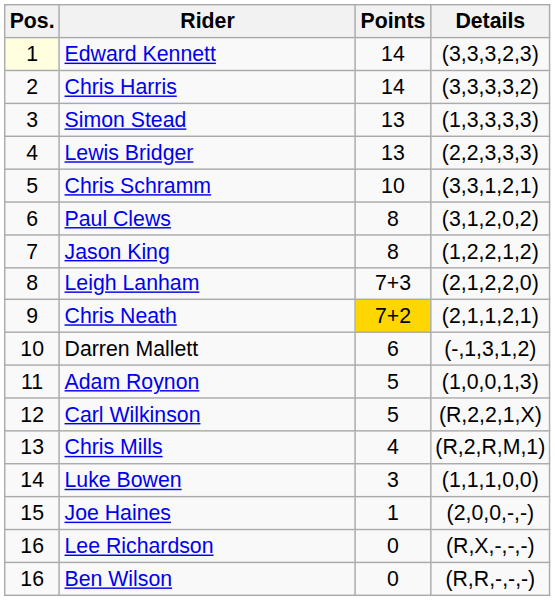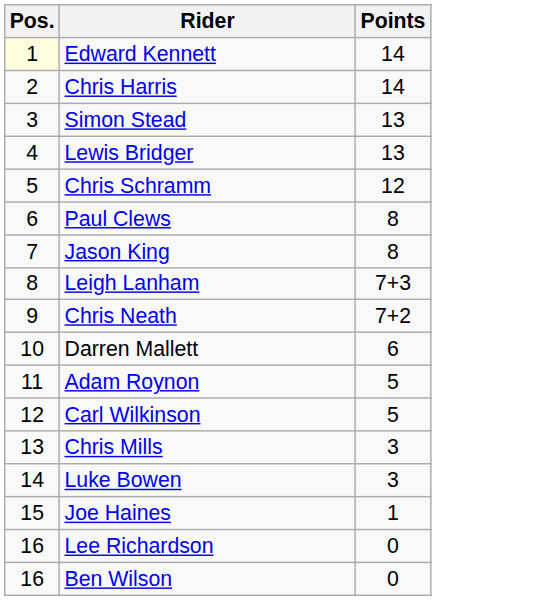- column: (490, 21)
(393, 185) 10 -> (393, 185) 12
(393, 316) gold background -> (393, 316) no background
(393, 447) 4 -> (393, 447) 3
